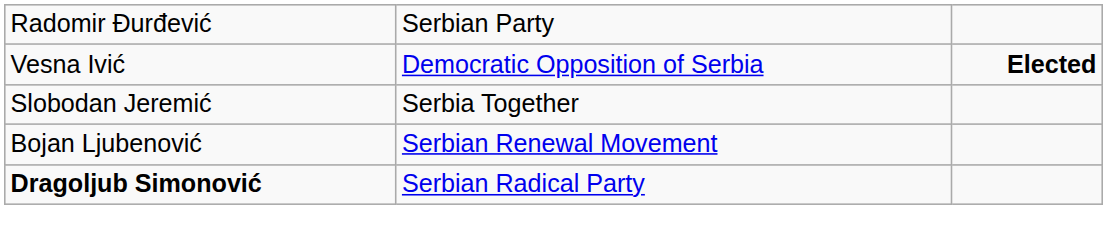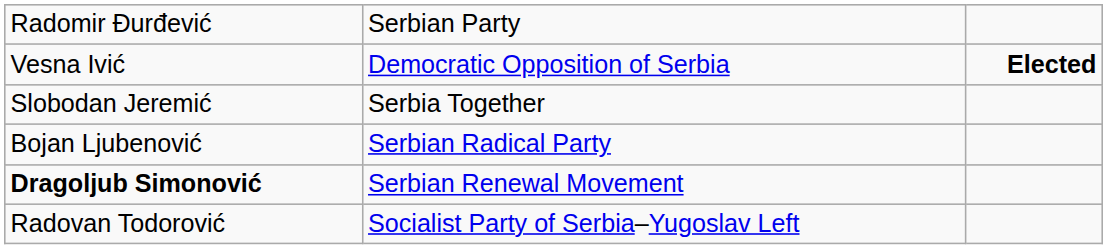(560, 143) Serbian Renewal Movement -> (489, 143) Serbian Radical Party
(523, 183) Serbian Radical Party -> (526, 183) Serbian Renewal Movement
+ row: (118, 223)
